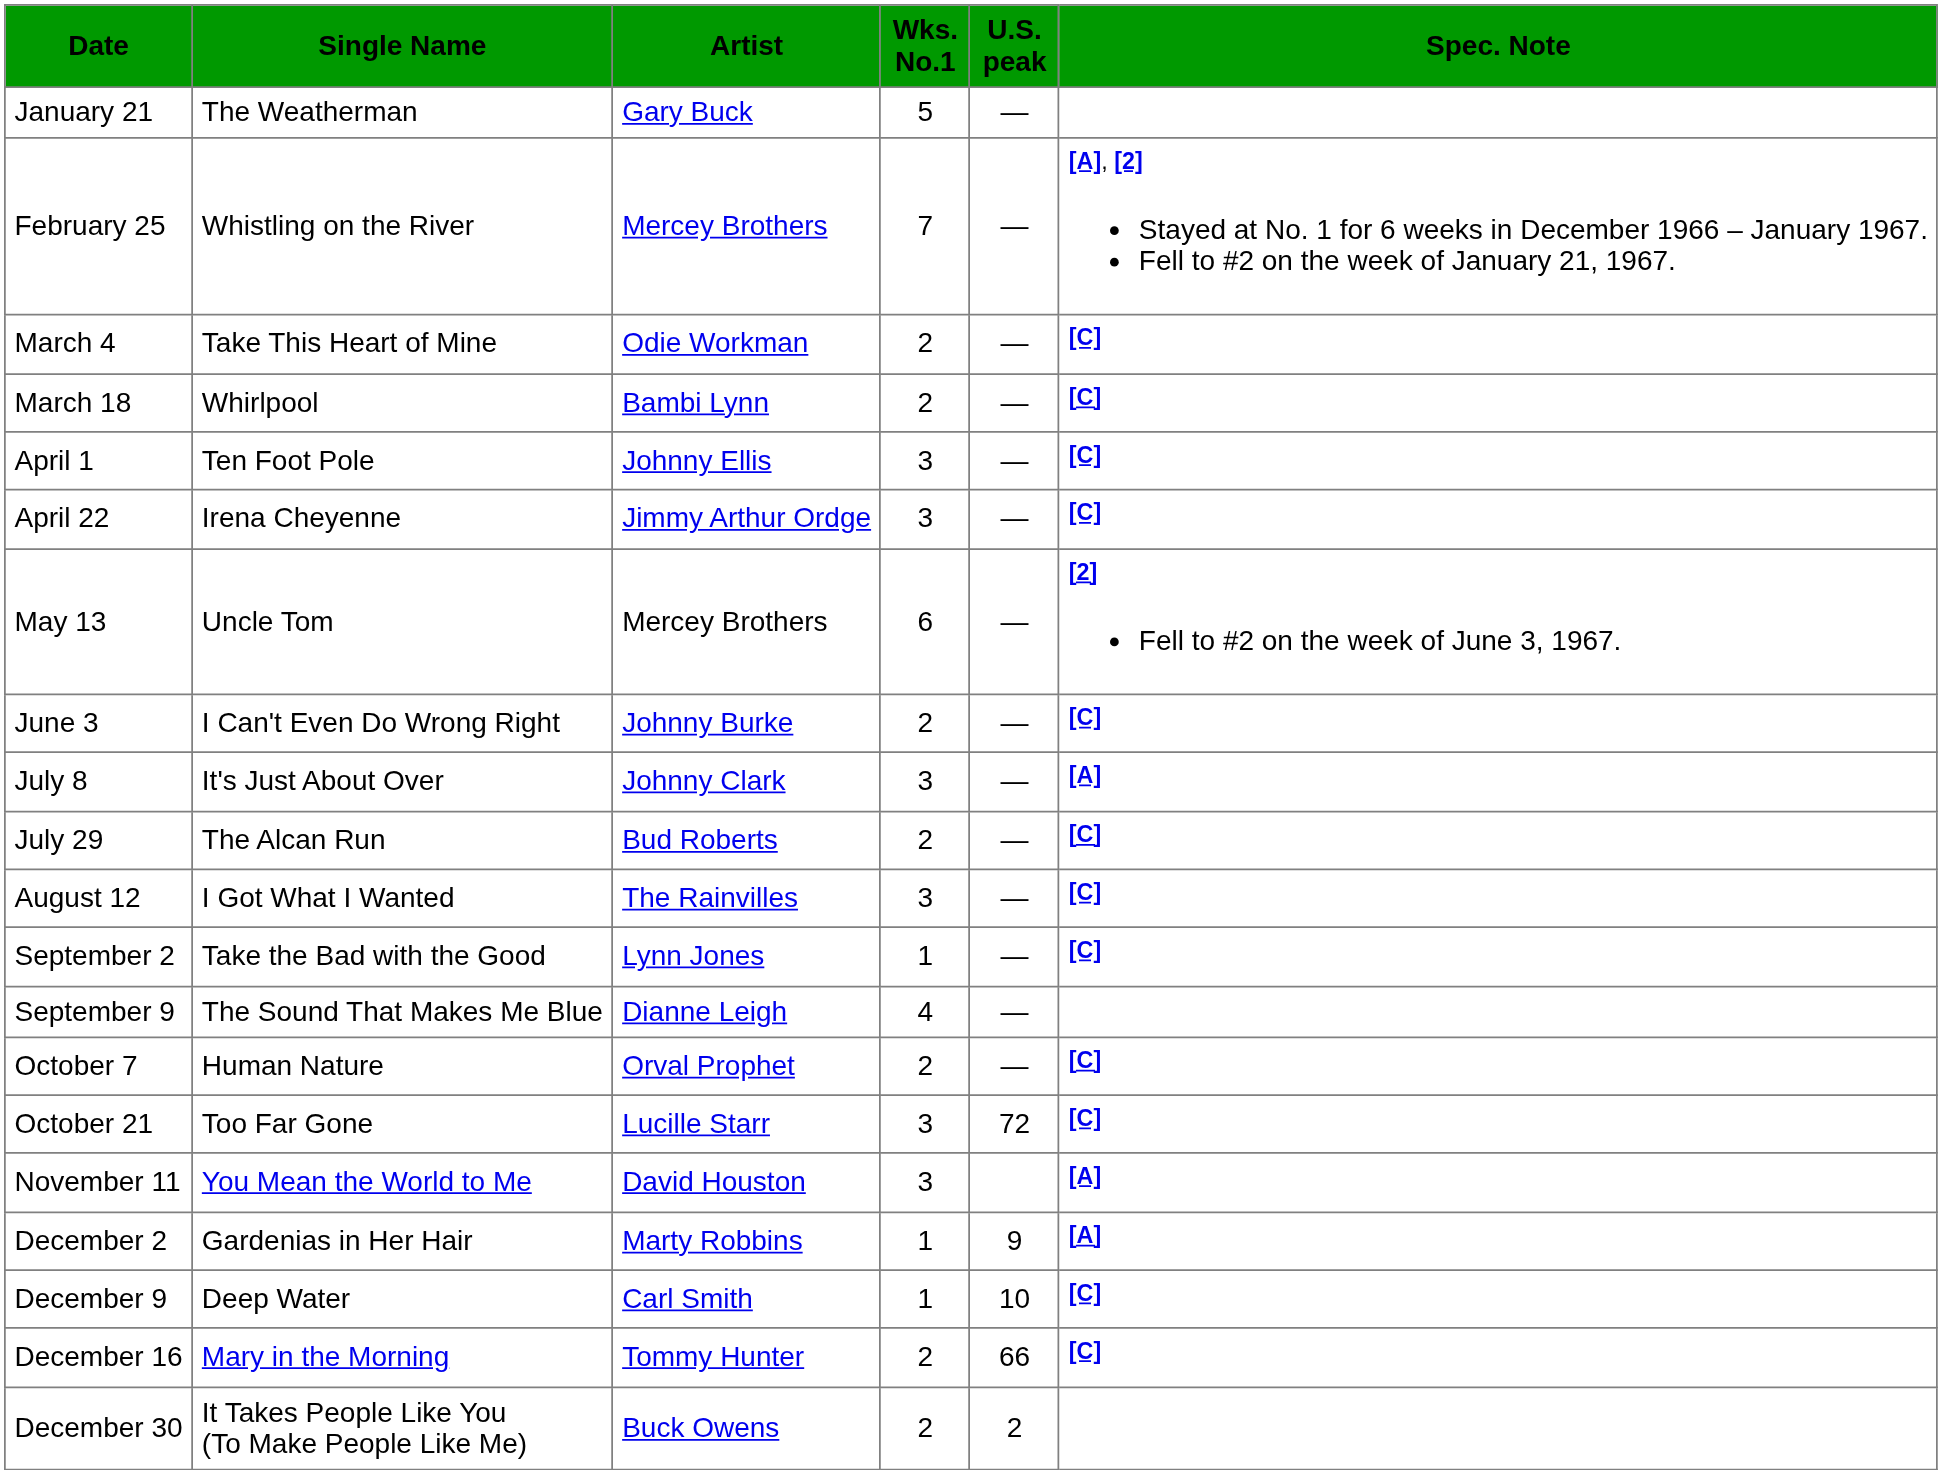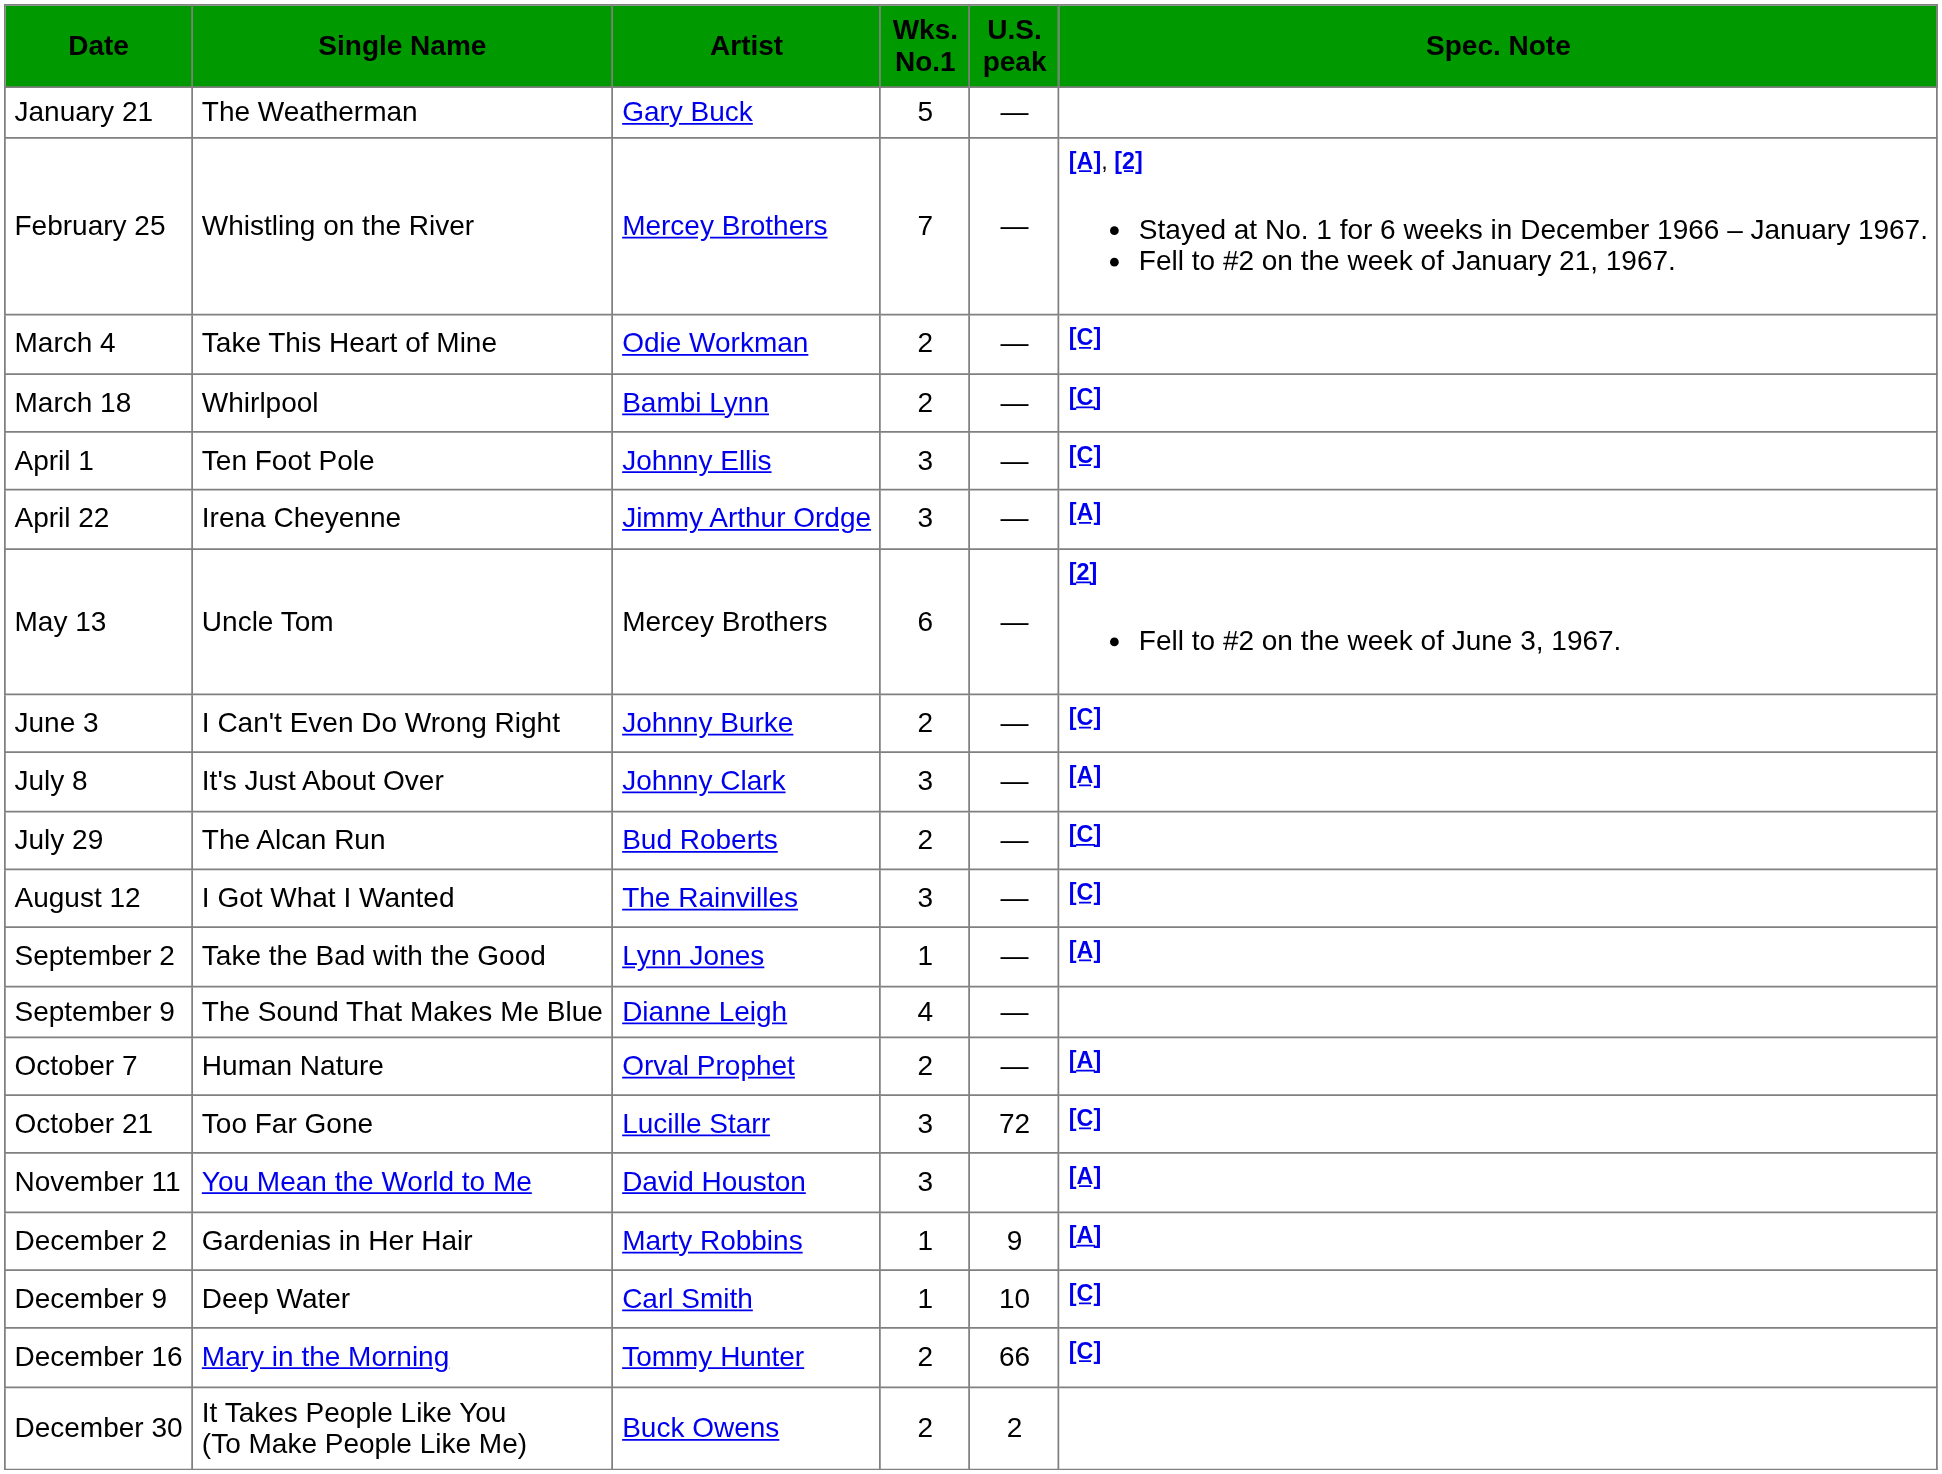(1085, 513) [C] -> (1085, 513) [A]
(1085, 950) [C] -> (1085, 950) [A]
(1085, 1059) [C] -> (1085, 1059) [A]
